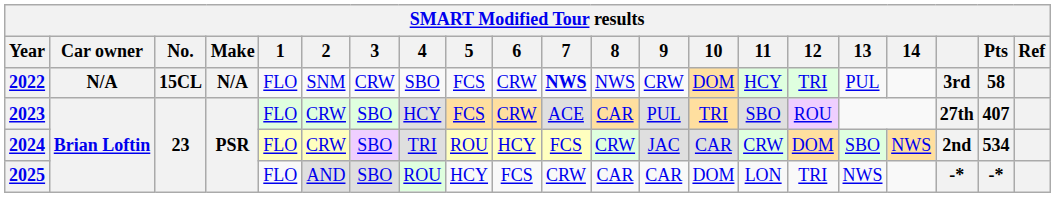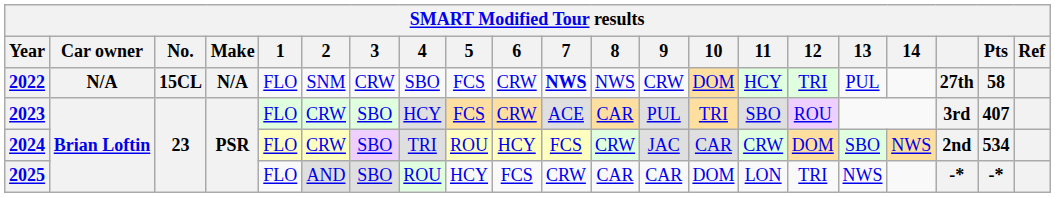(957, 82) 3rd -> (957, 82) 27th
(957, 113) 27th -> (957, 113) 3rd
